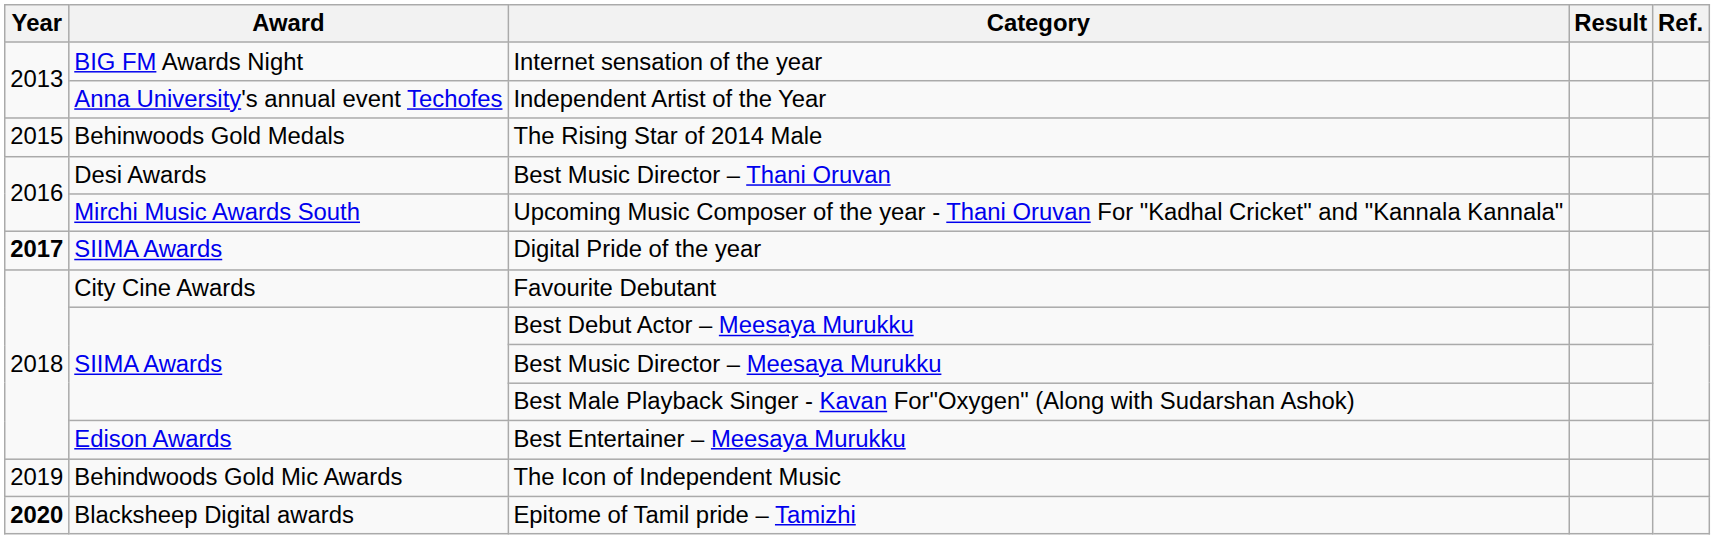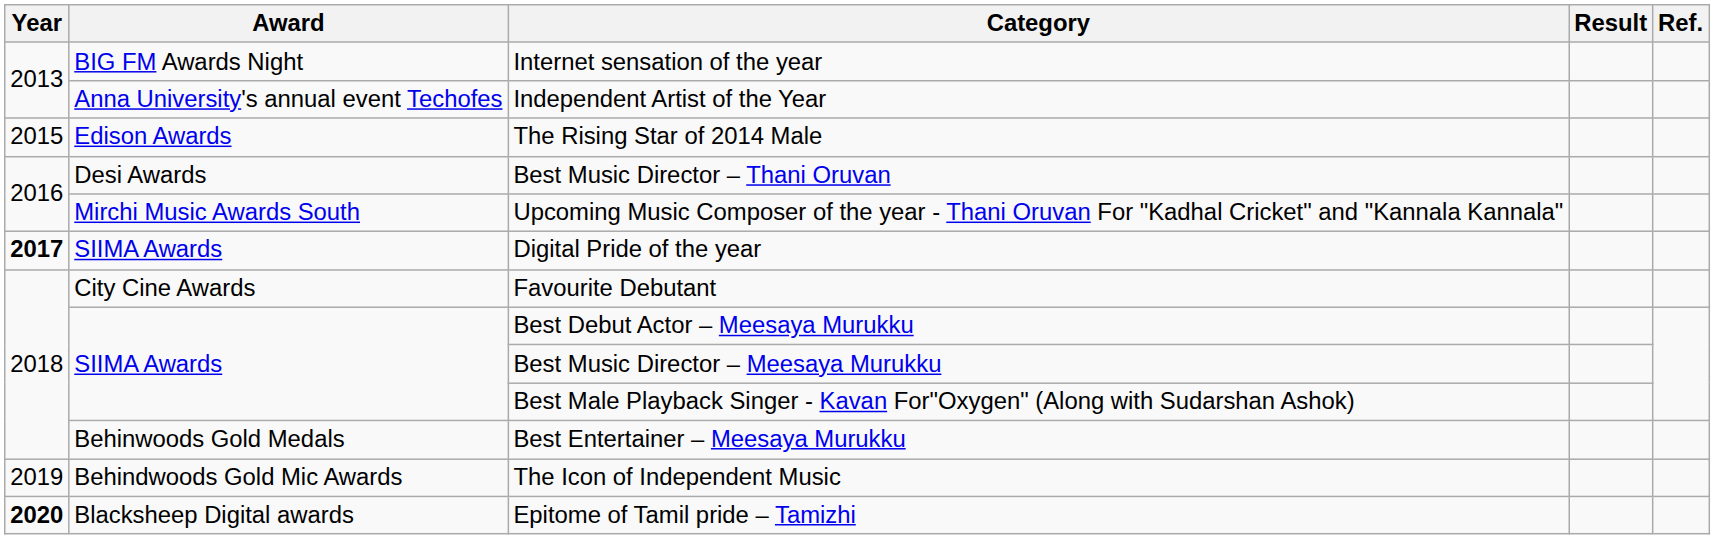(209, 136) Behinwoods Gold Medals -> (153, 136) Edison Awards
(153, 439) Edison Awards -> (209, 439) Behinwoods Gold Medals
